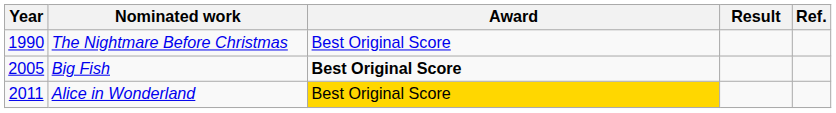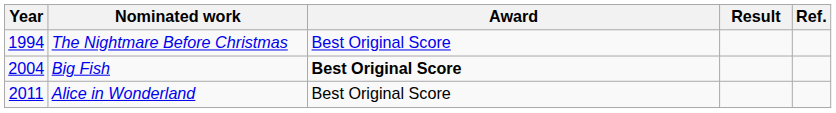(26, 42) 1990 -> (26, 42) 1994
(26, 68) 2005 -> (26, 68) 2004
(381, 94) gold background -> (381, 94) no background
